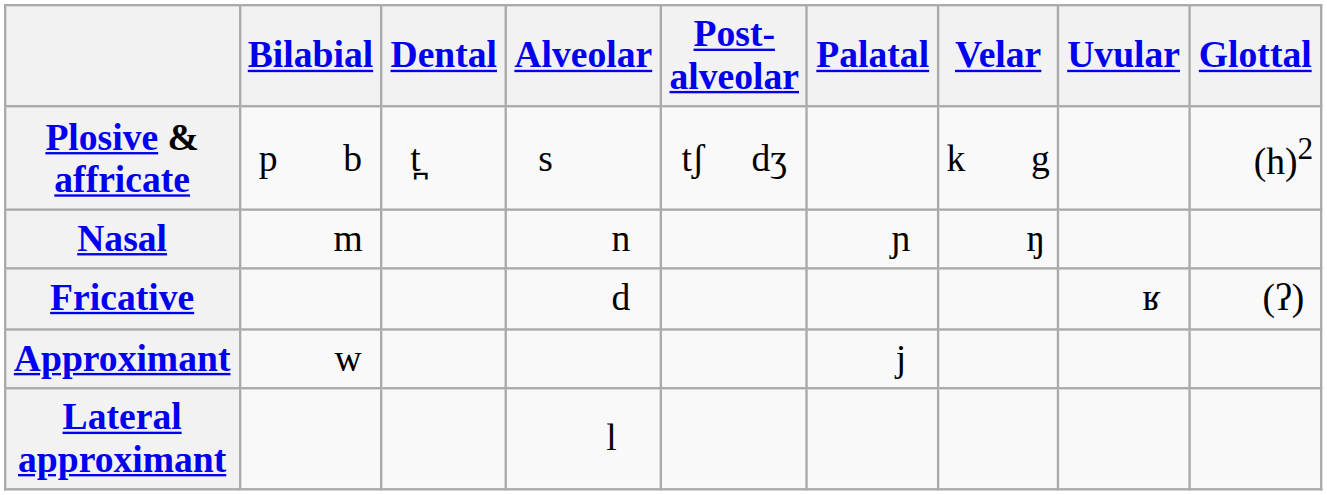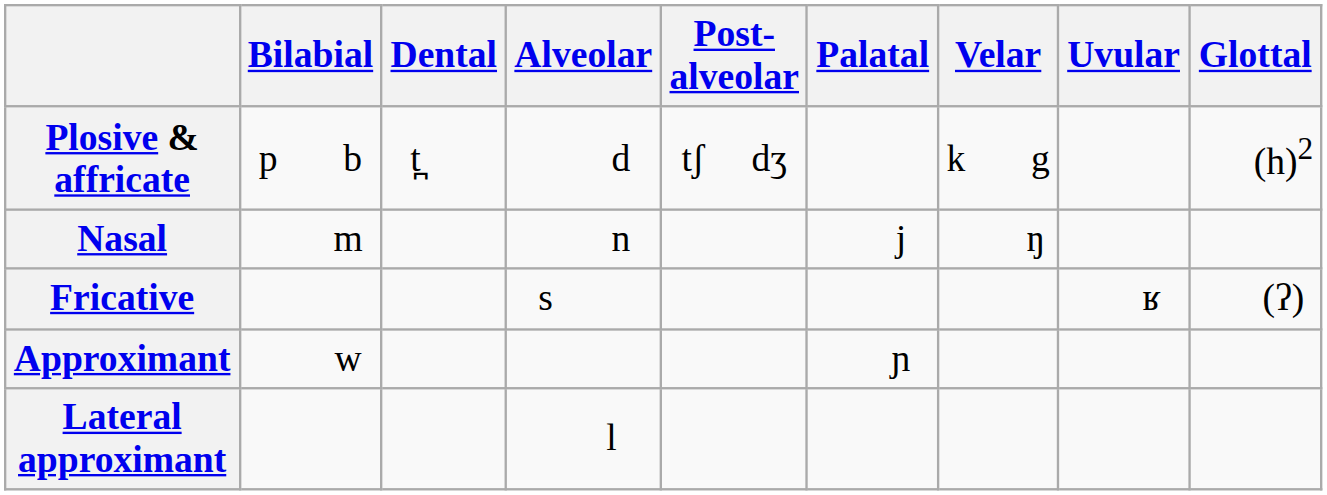(583, 157) s -> (583, 157) d
(873, 238) ɲ -> (873, 238) j
(583, 297) d -> (583, 297) s
(873, 357) j -> (873, 357) ɲ
